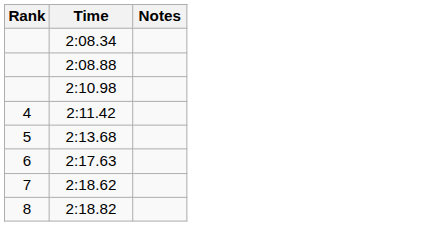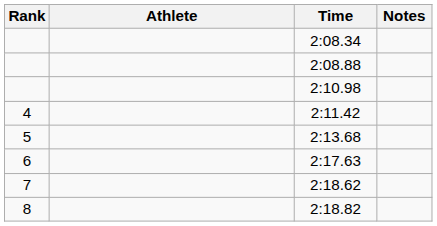+ column: (172, 16)
